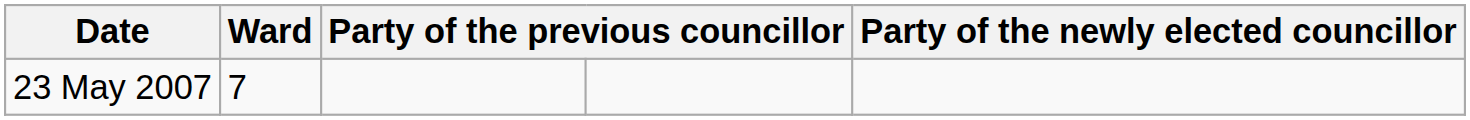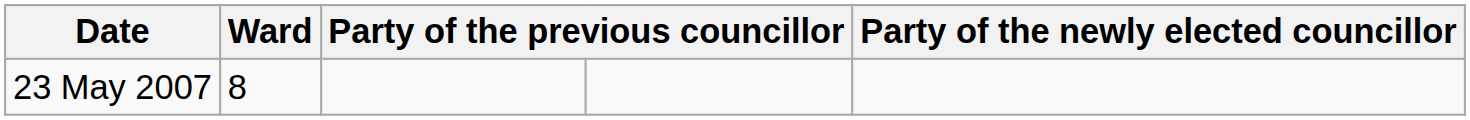(237, 86) 7 -> (237, 86) 8
